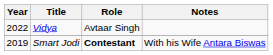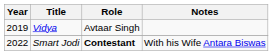(17, 27) 2022 -> (17, 27) 2019
(17, 43) 2019 -> (17, 43) 2022
